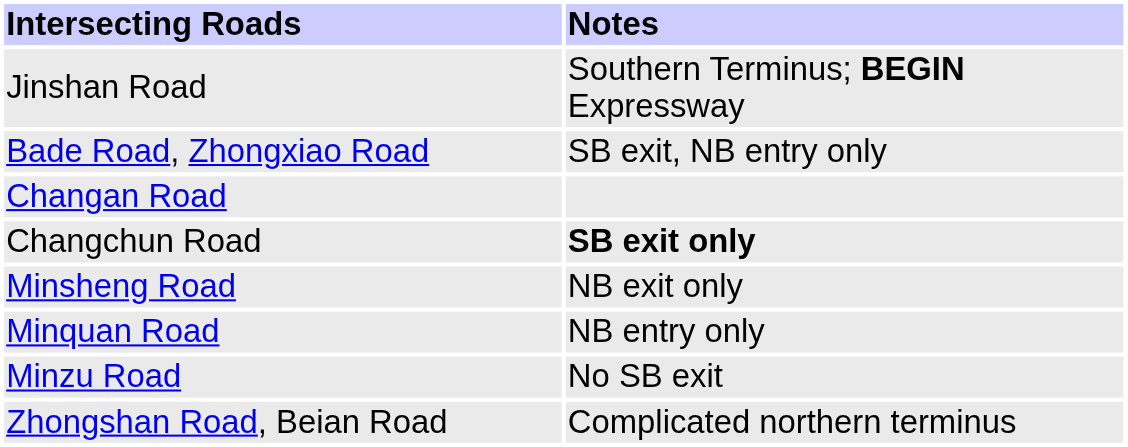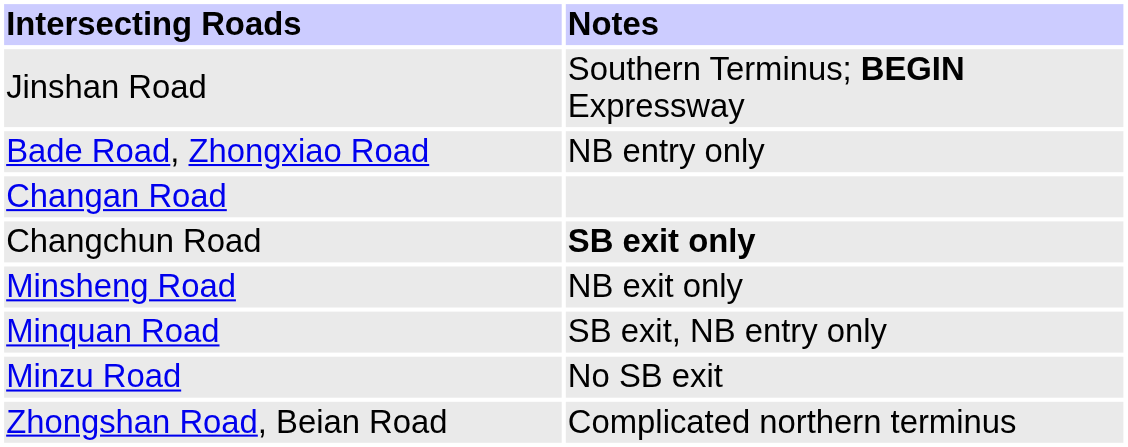(727, 151) SB exit, NB entry only -> (666, 151) NB entry only
(666, 331) NB entry only -> (727, 331) SB exit, NB entry only
